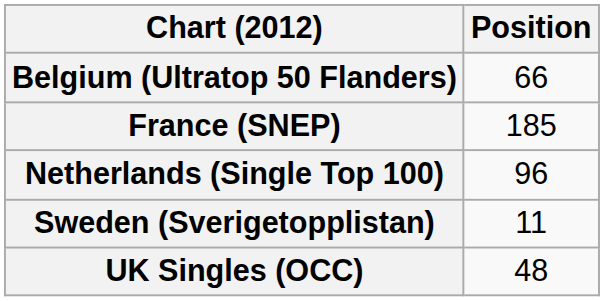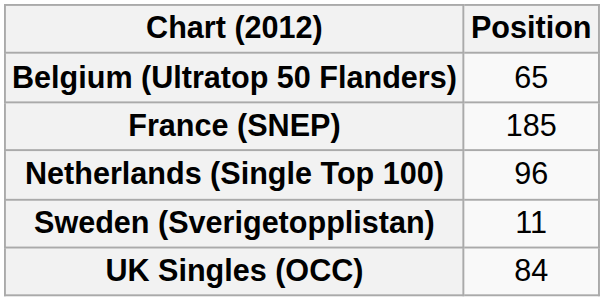(531, 77) 66 -> (531, 77) 65
(531, 271) 48 -> (531, 271) 84
